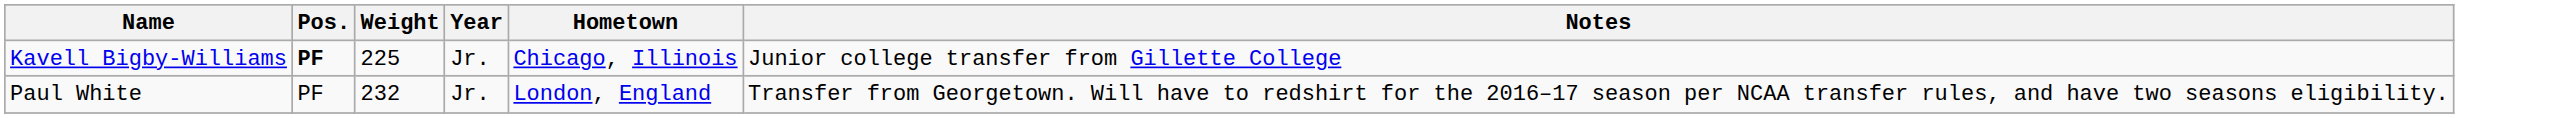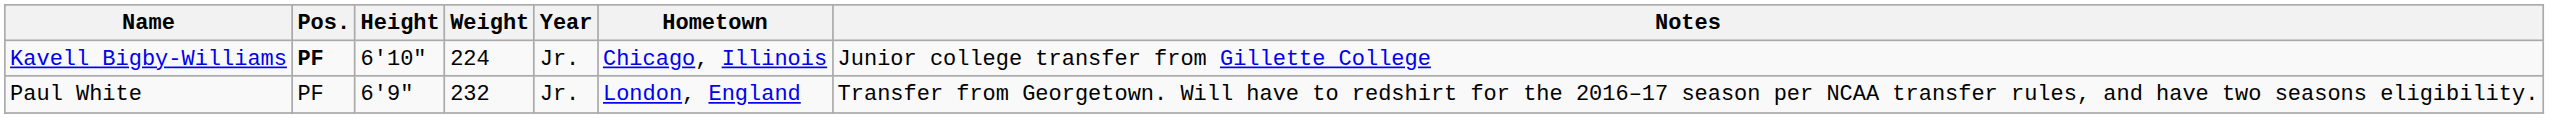+ column: (400, 23)
(380, 59) 225 -> (470, 59) 224
